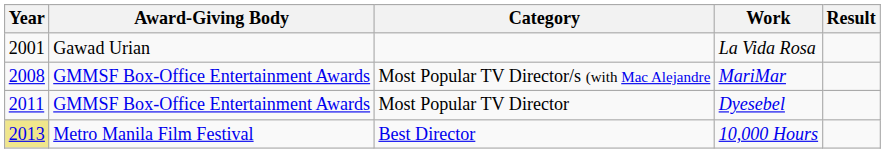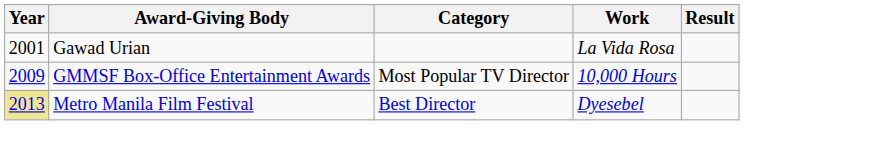- row: (544, 76)
(26, 104) 2011 -> (27, 76) 2009
(752, 104) Dyesebel -> (627, 76) 10,000 Hours
(768, 133) 10,000 Hours -> (611, 104) Dyesebel
